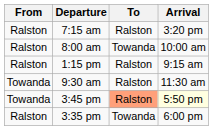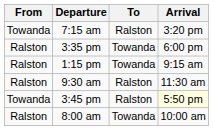(29, 30) Ralston -> (29, 30) Towanda
rows swapped: (81, 47) <-> (81, 116)
(134, 64) Ralston -> (134, 64) Towanda
(29, 82) Towanda -> (29, 82) Ralston
(134, 99) lightsalmon background -> (134, 99) no background
